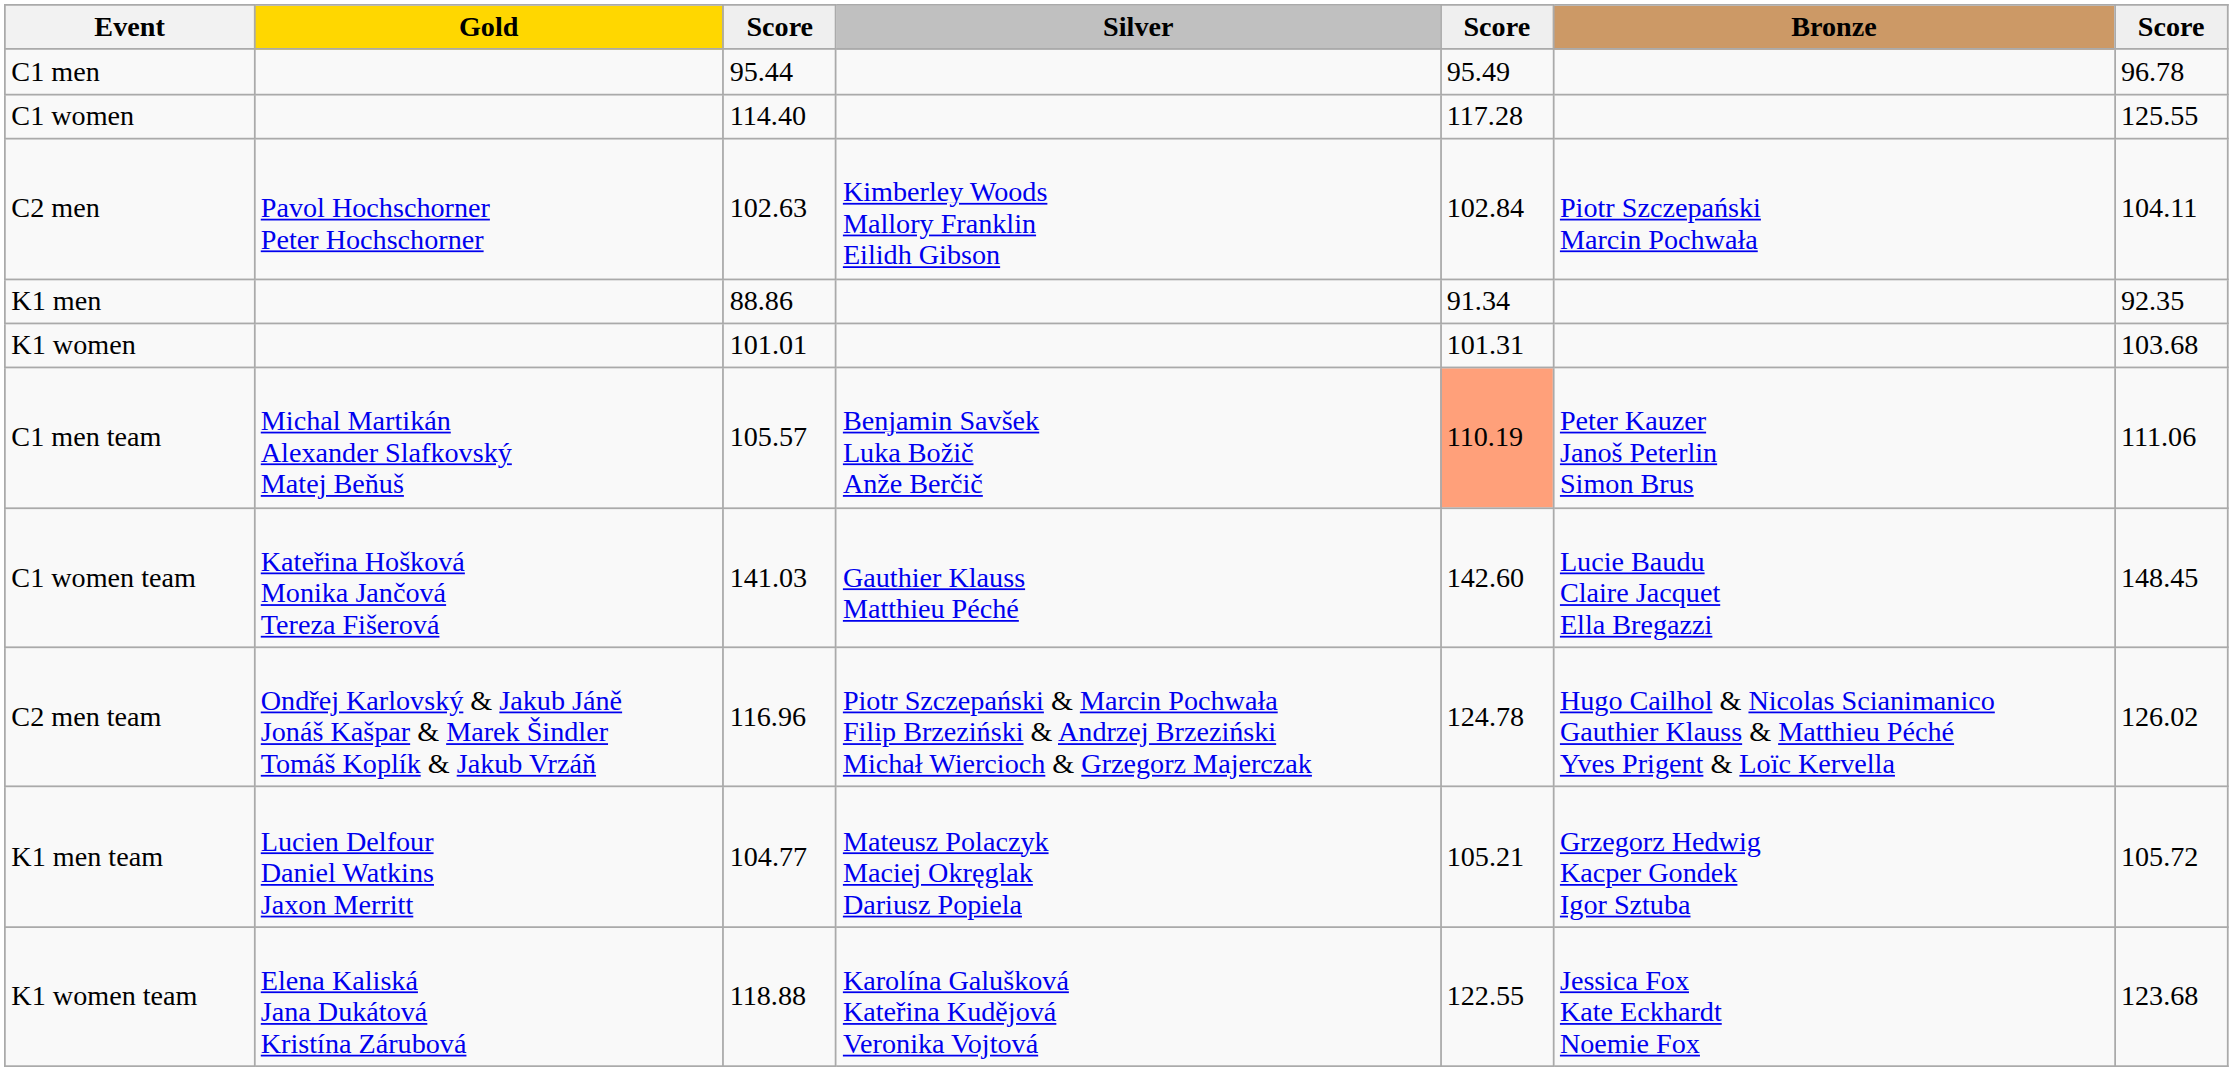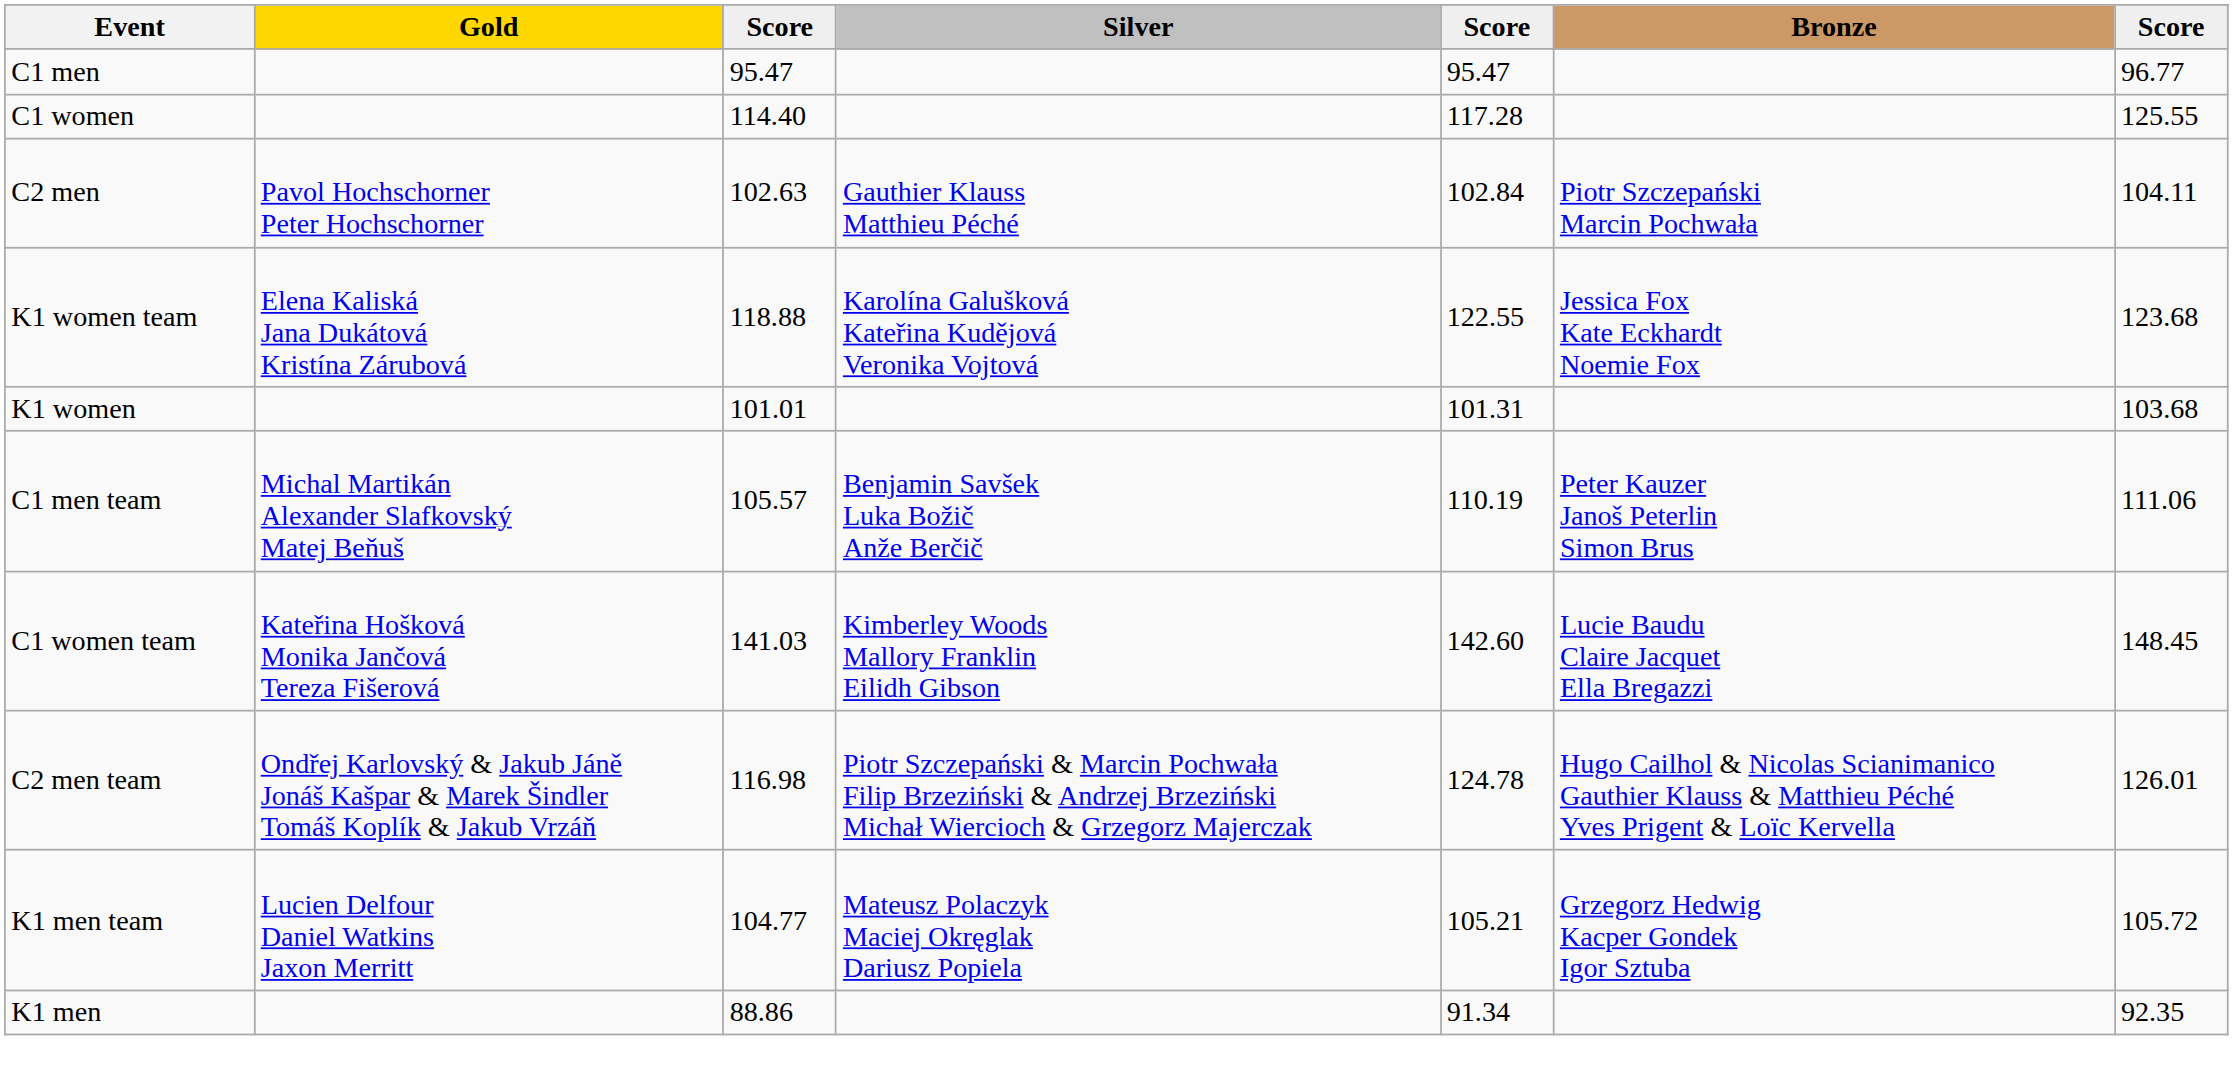(761, 71) 95.44 -> (761, 71) 95.47
(1478, 71) 95.49 -> (1478, 71) 95.47
(2153, 71) 96.78 -> (2153, 71) 96.77
(945, 224) Kimberley Woods Mallory Franklin Eilidh Gibson -> (934, 208) Gauthier Klauss Matthieu Péché
rows swapped: (56, 300) <-> (104, 996)
(1485, 437) lightsalmon background -> (1485, 500) no background
(934, 592) Gauthier Klauss Matthieu Péché -> (945, 656) Kimberley Woods Mallory Franklin Eilidh Gibson
(768, 716) 116.96 -> (768, 780) 116.98
(2160, 716) 126.02 -> (2160, 780) 126.01
